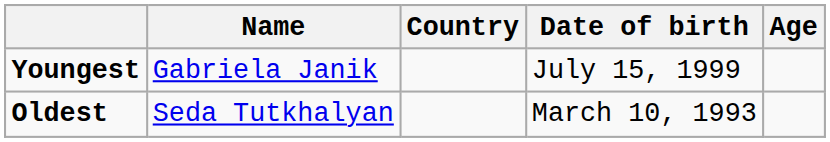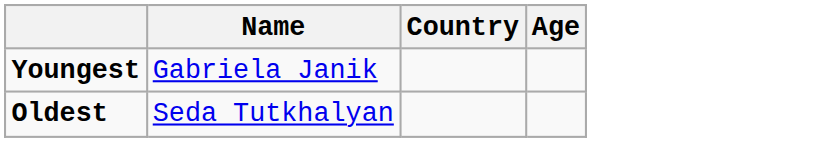- column: (644, 27)
